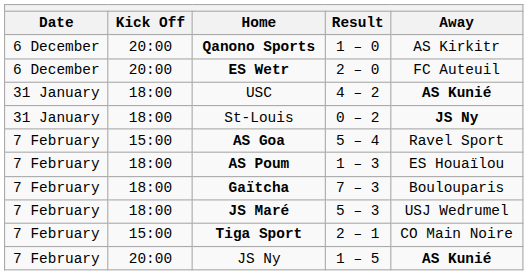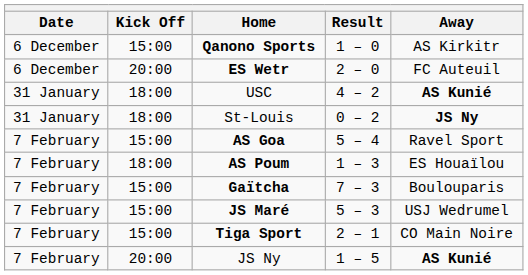(150, 47) 20:00 -> (150, 47) 15:00
(150, 188) 18:00 -> (150, 188) 15:00
(150, 211) 18:00 -> (150, 211) 15:00
